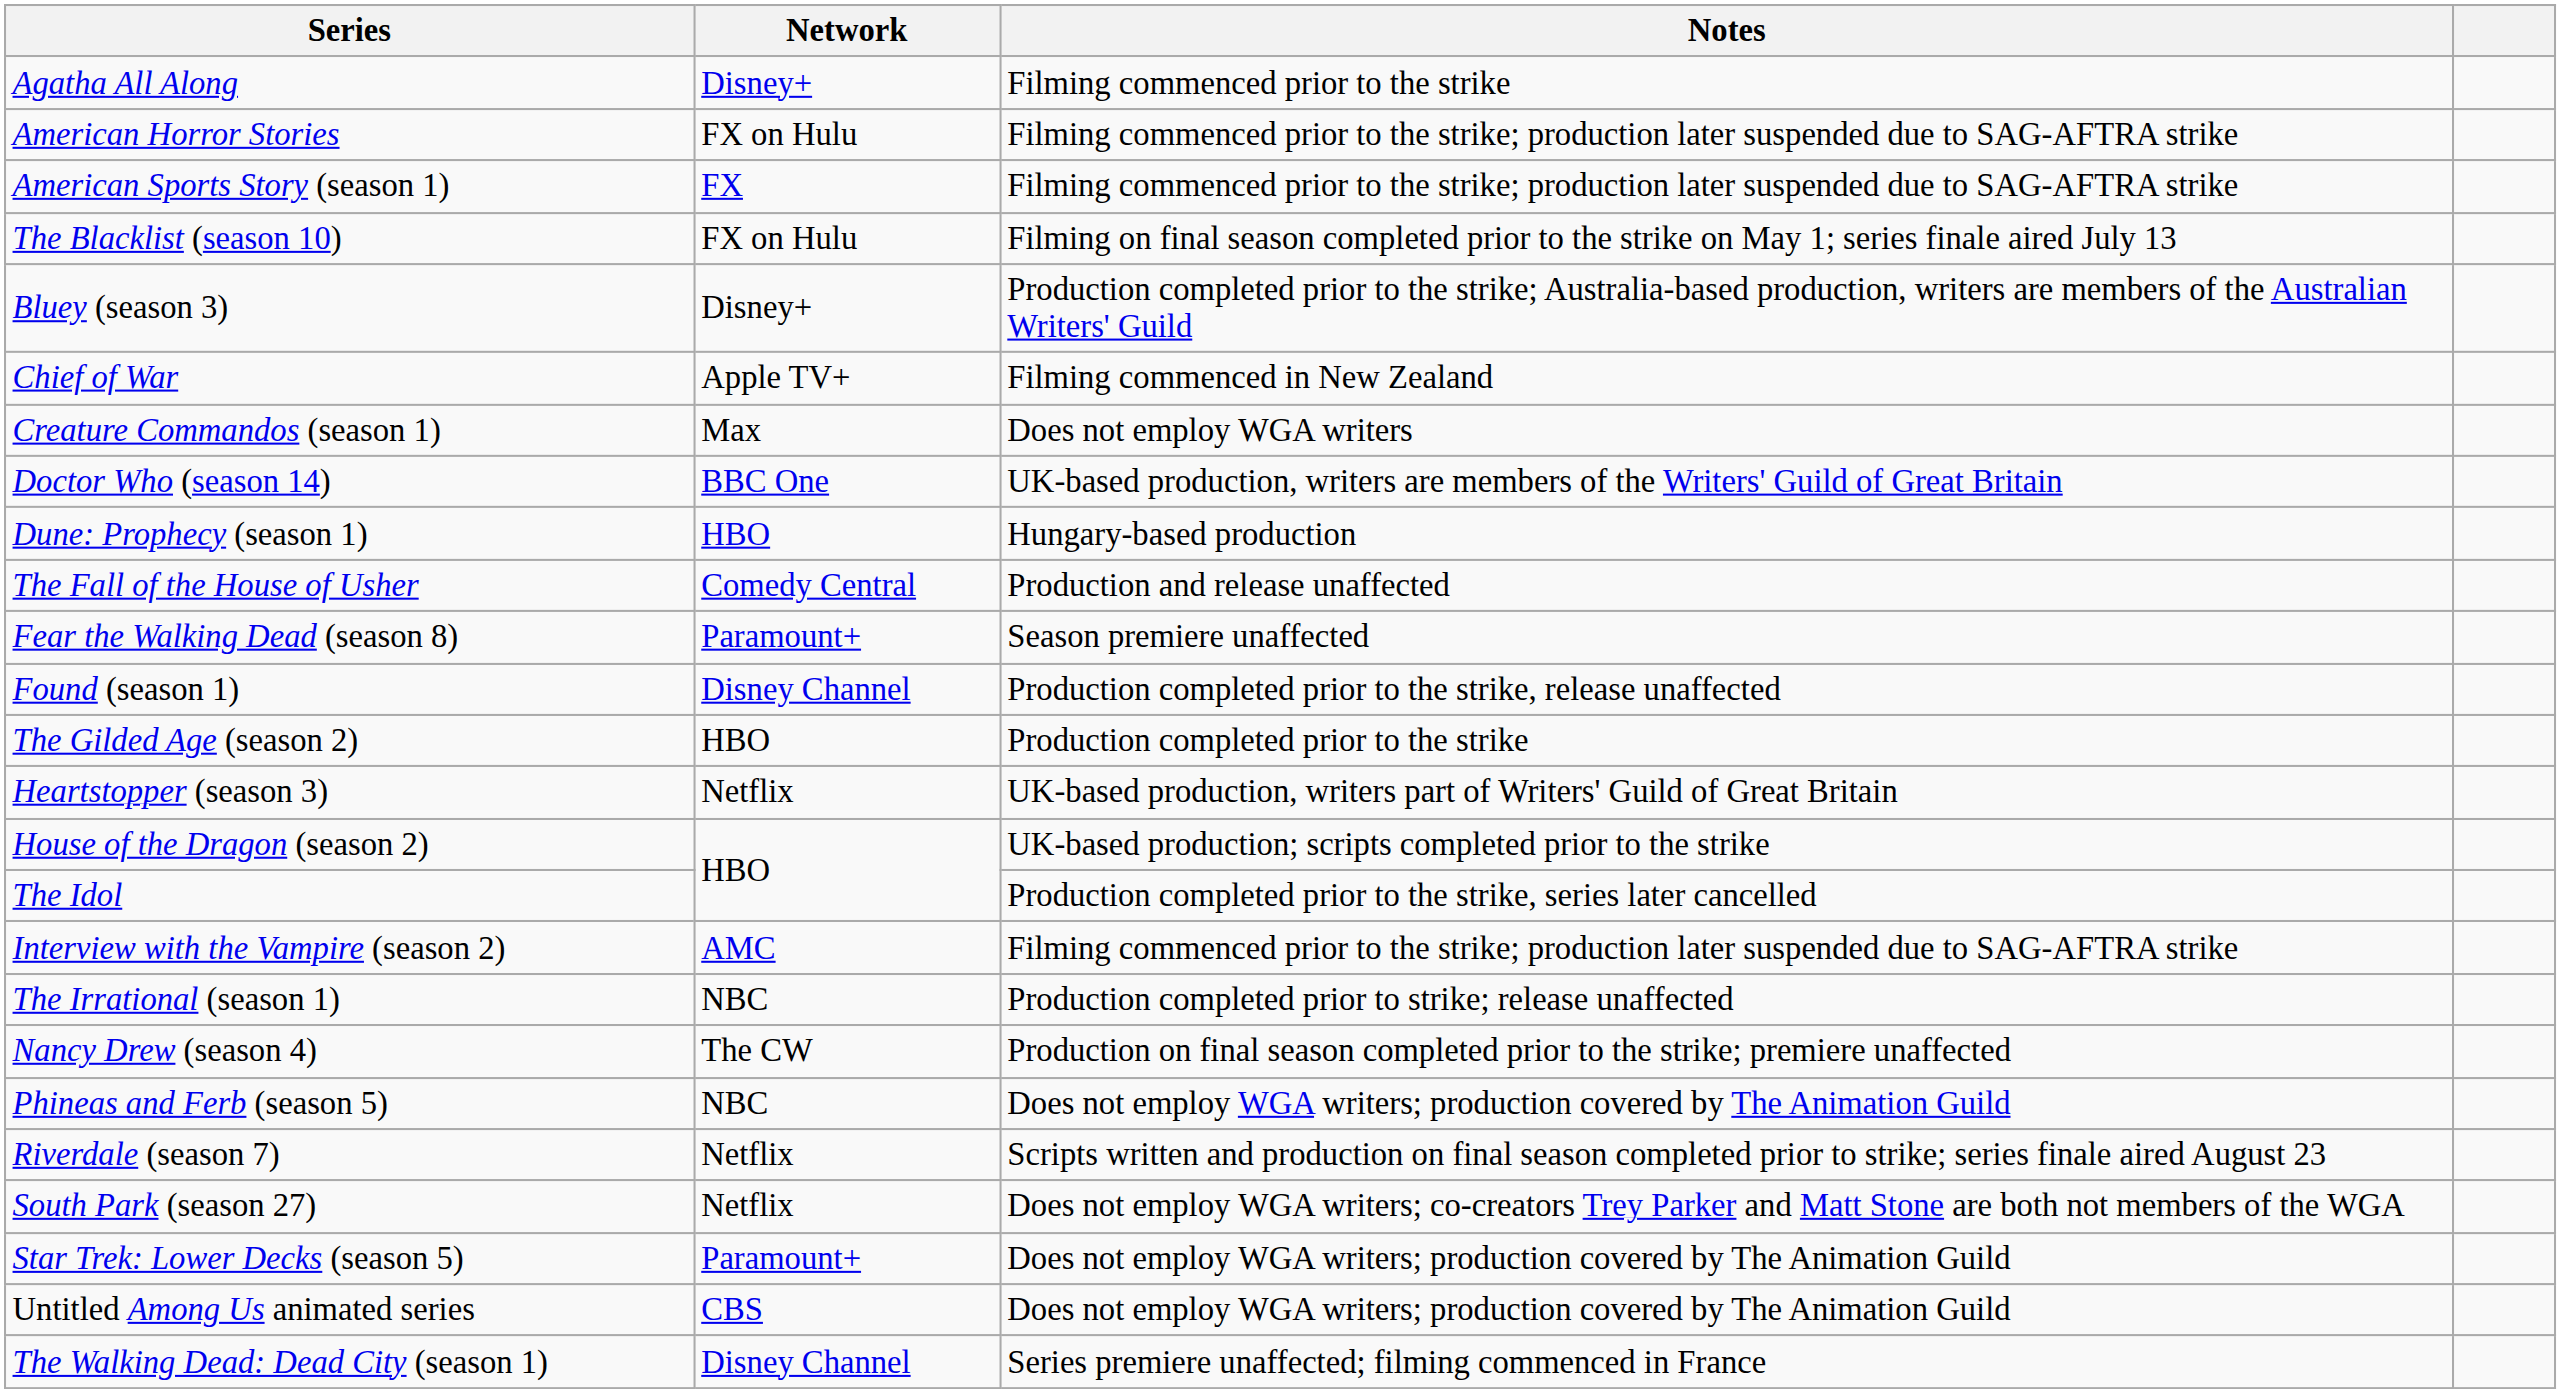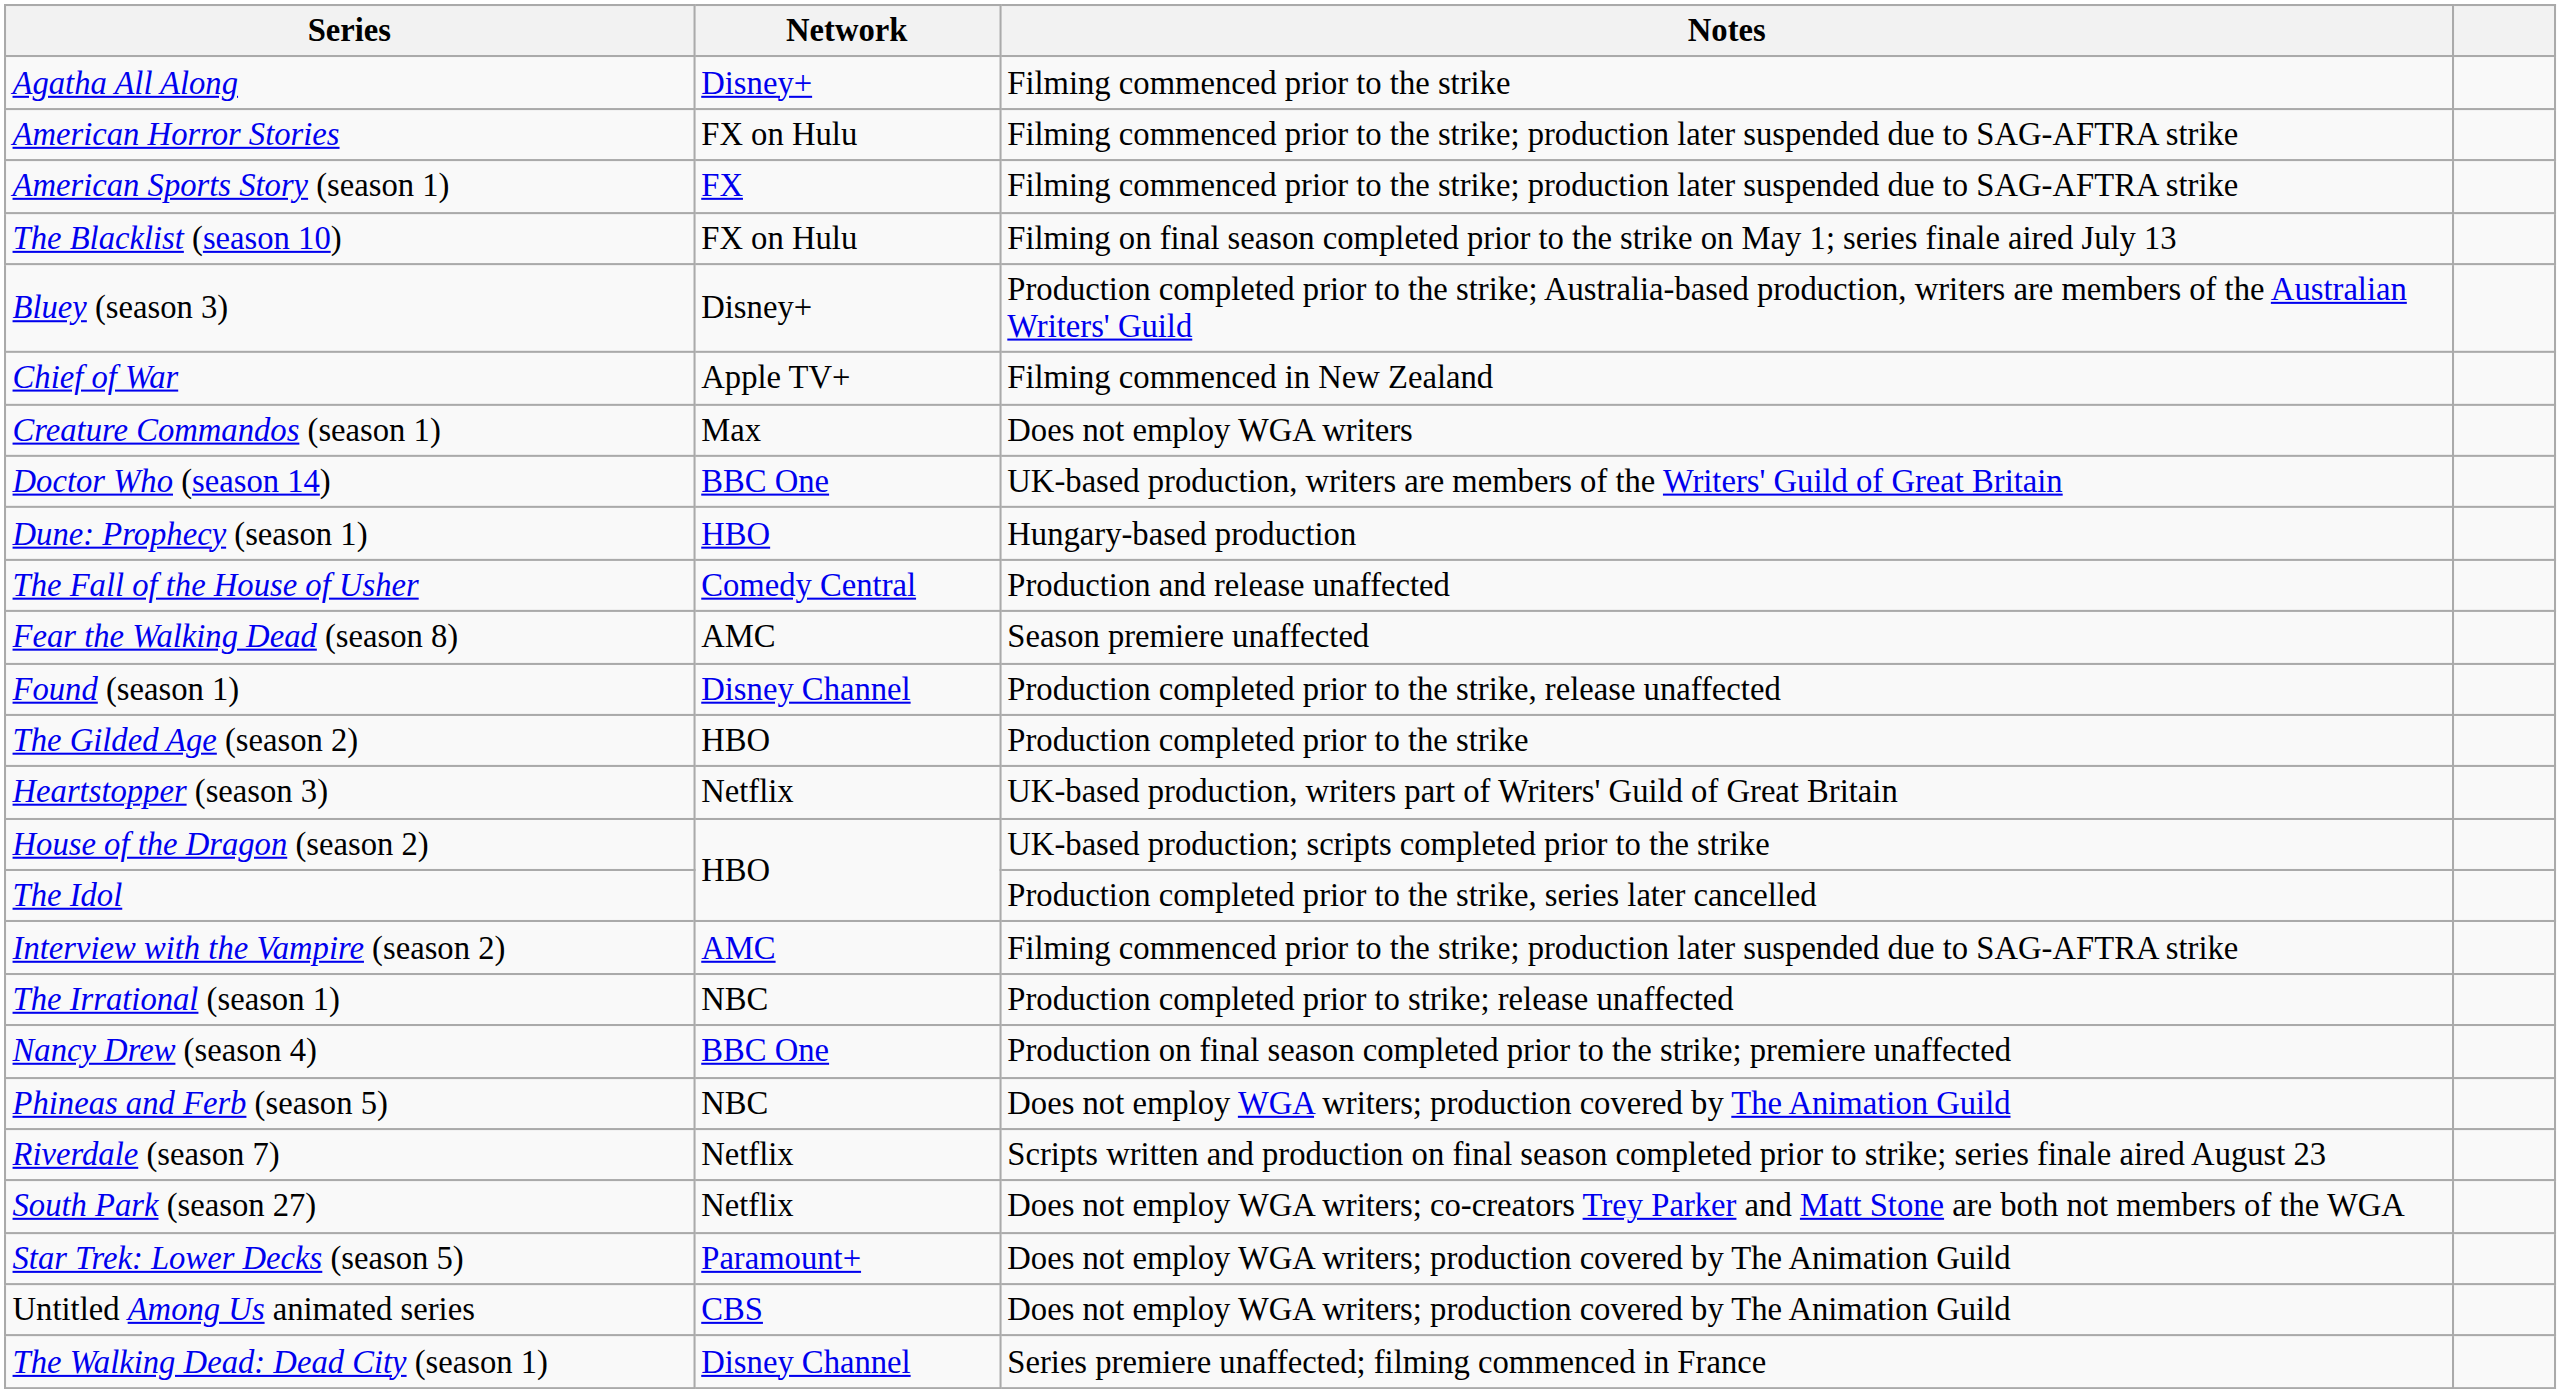(781, 636) Paramount+ -> (738, 636) AMC
(757, 1050) The CW -> (765, 1050) BBC One
